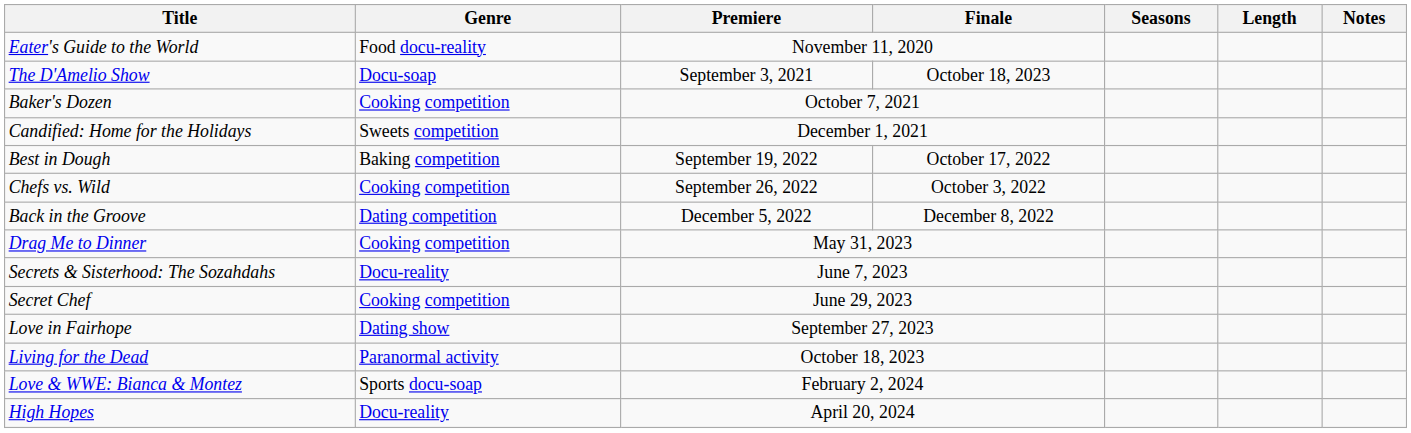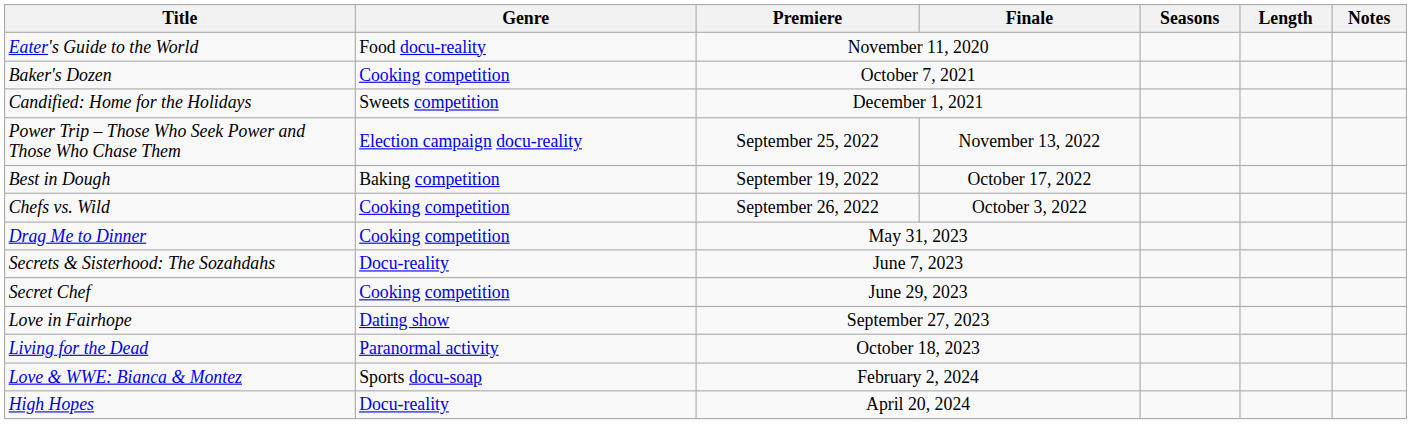- row: (79, 74)
+ row: (157, 141)
- row: (77, 215)
